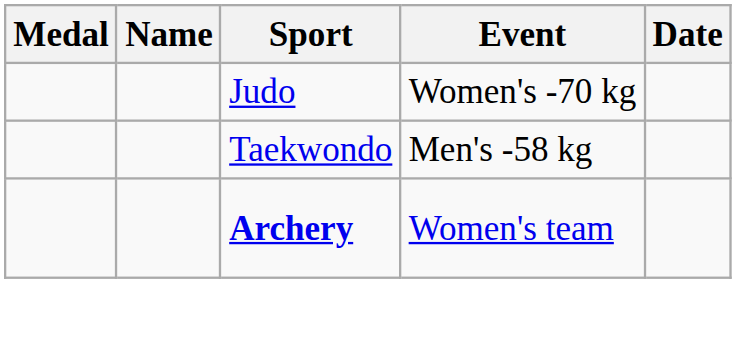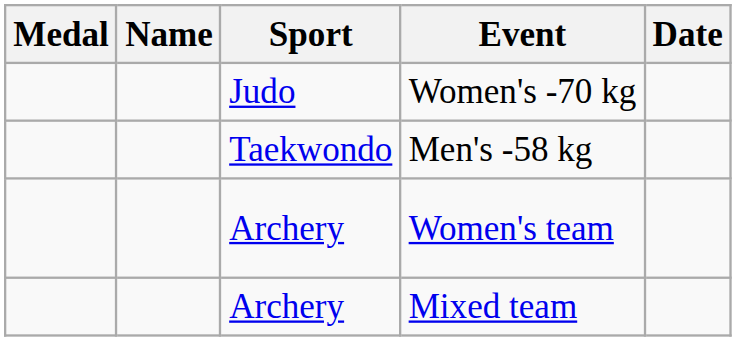(291, 228) bold -> (287, 228) normal
+ row: (493, 306)
